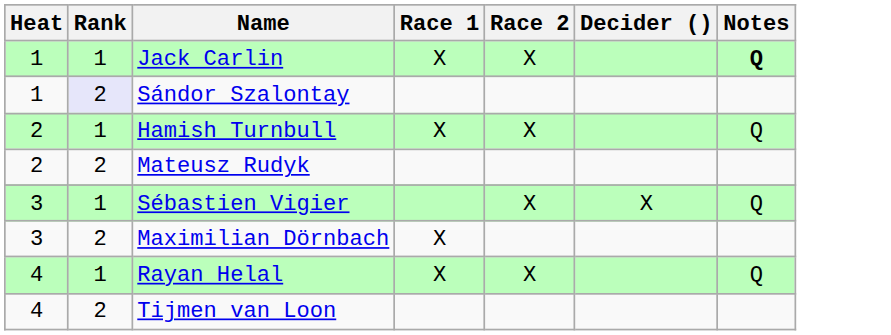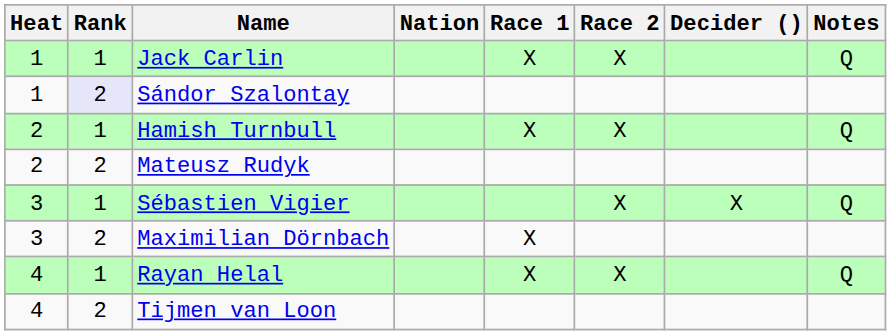+ column: (440, 23)
(756, 59) bold -> (846, 59) normal
